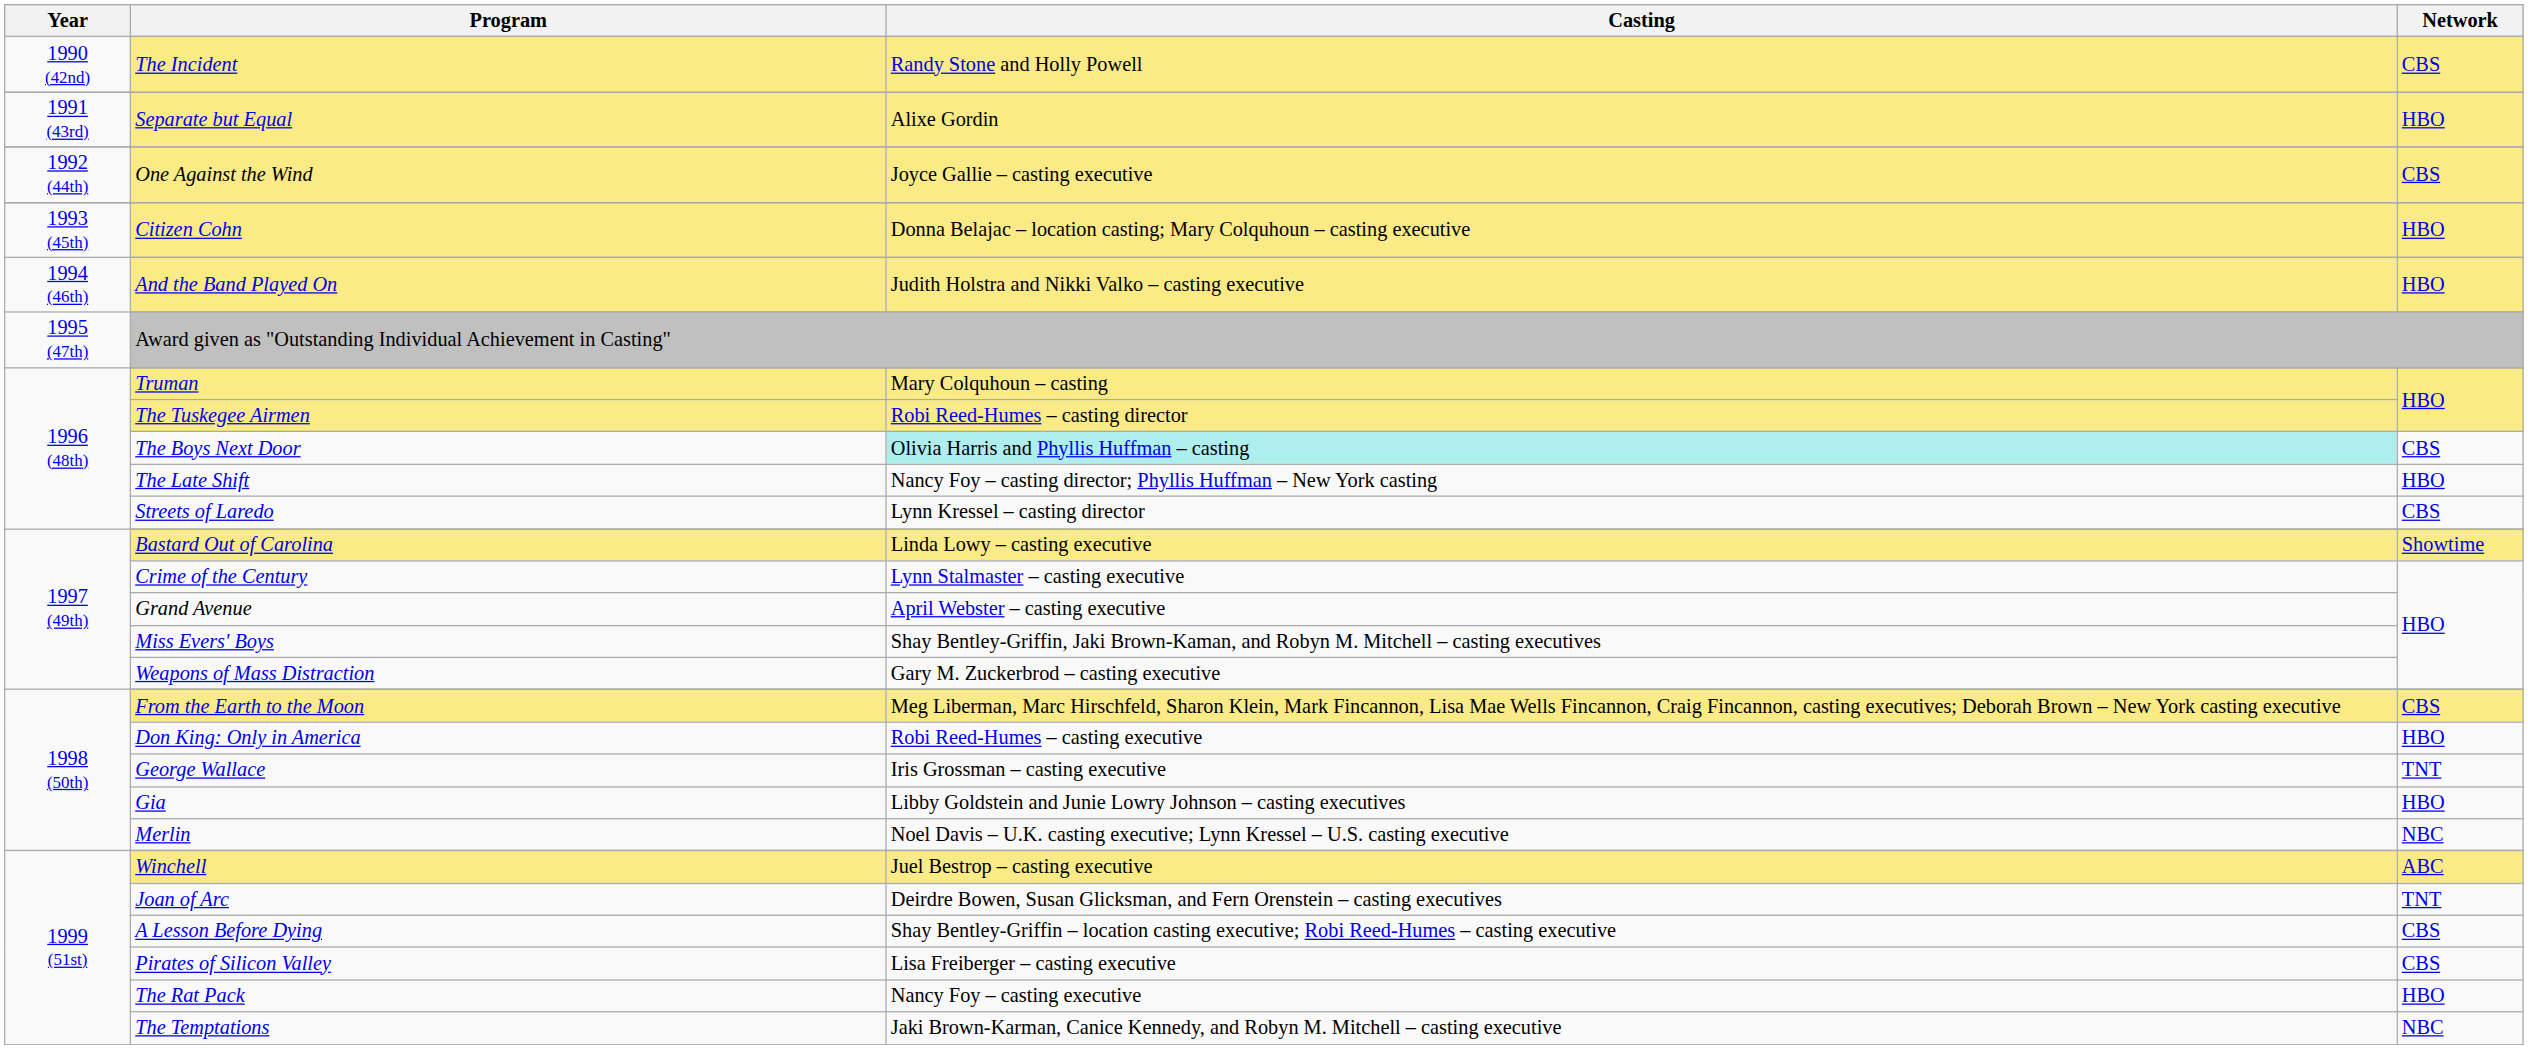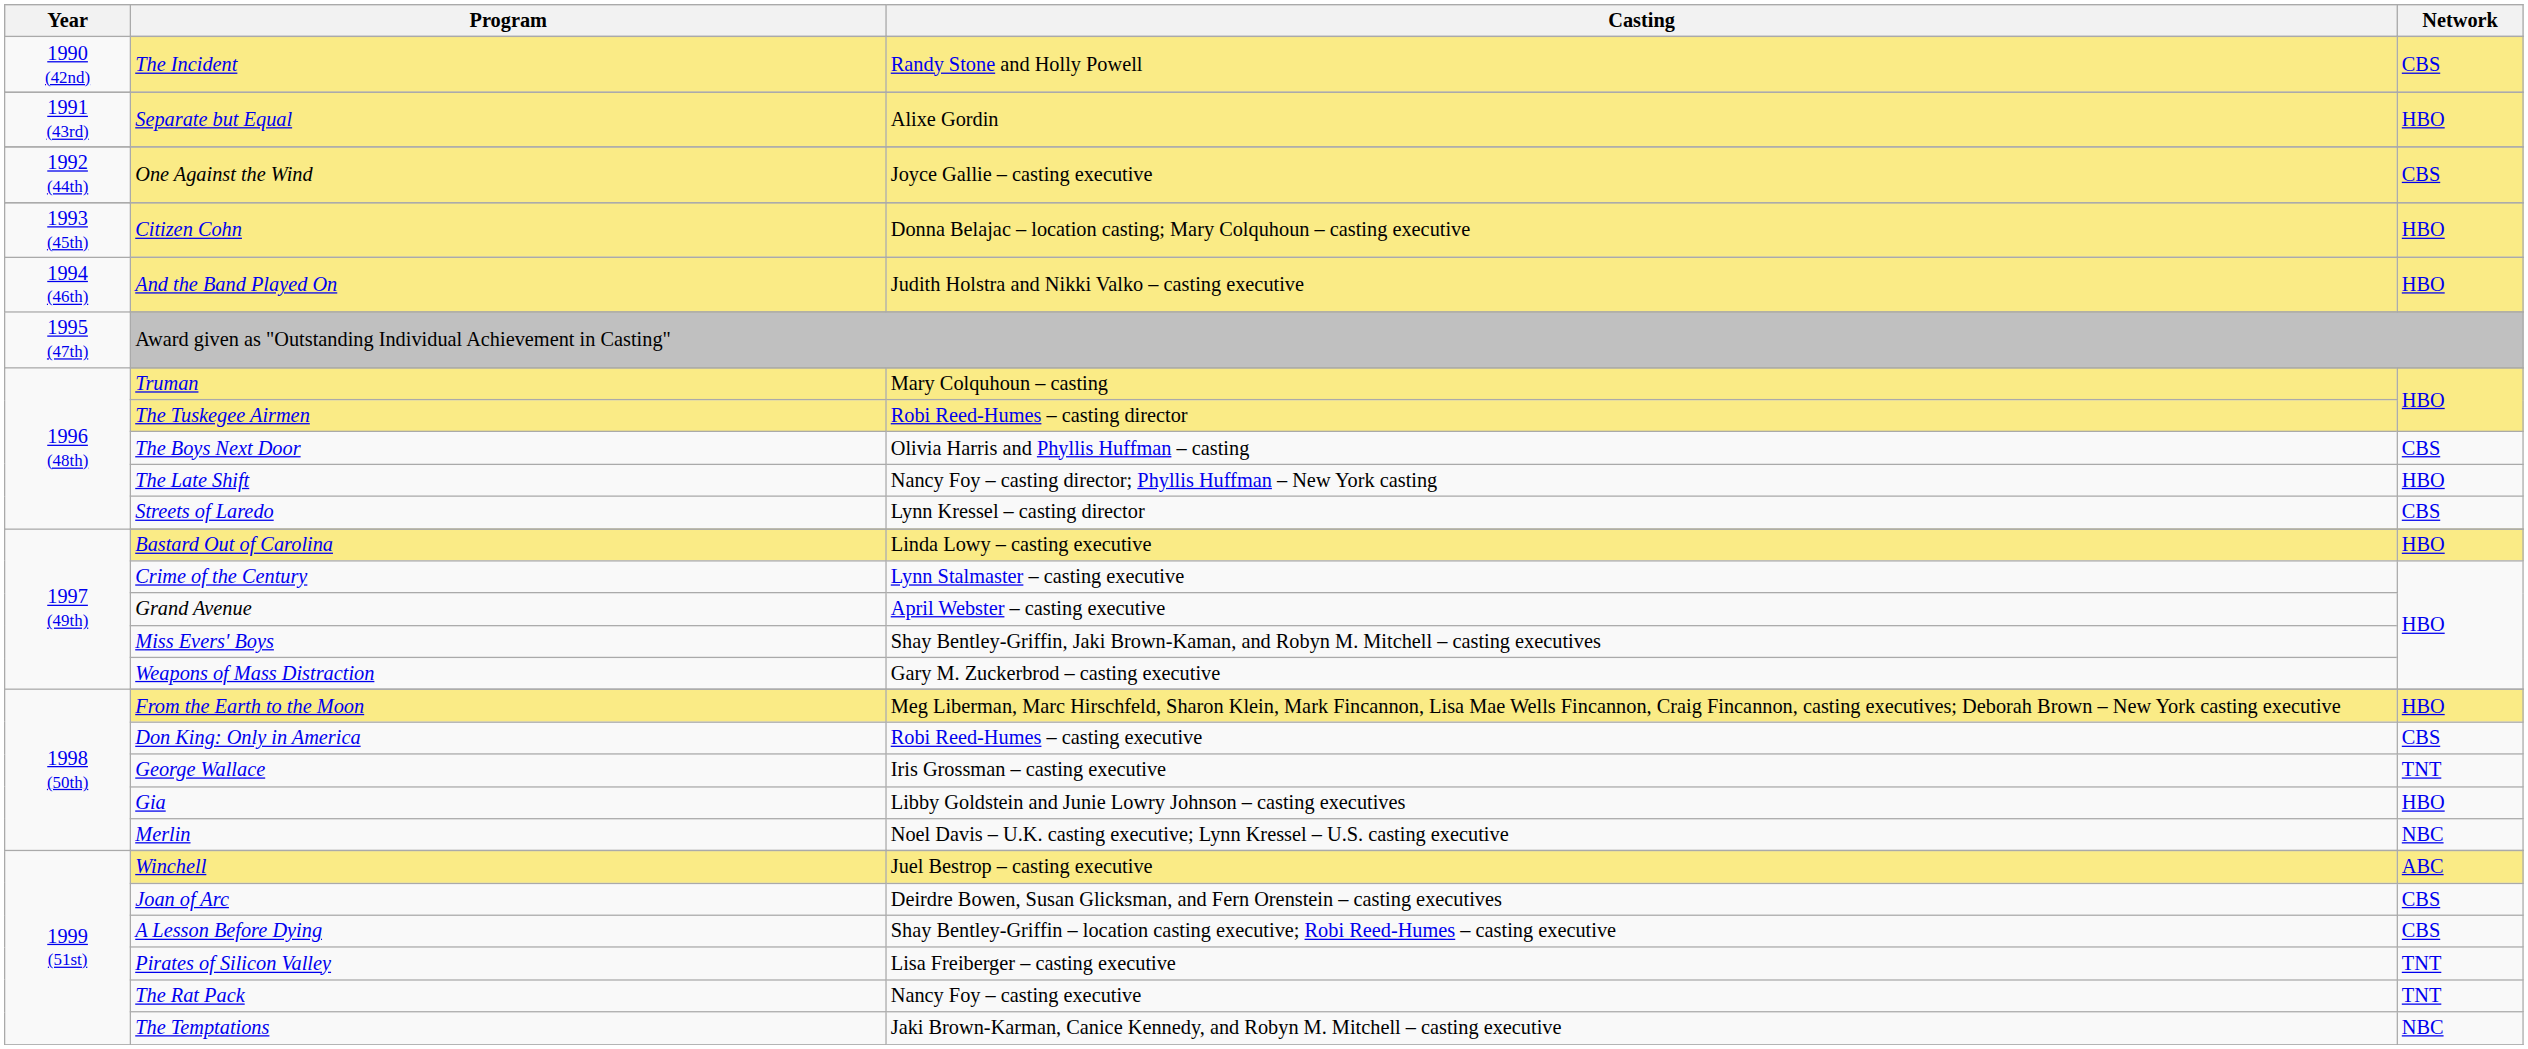(1070, 447) paleturquoise background -> (1070, 447) no background
(2443, 544) Showtime -> (2423, 544) HBO
(2421, 705) CBS -> (2423, 705) HBO
(2423, 737) HBO -> (2421, 737) CBS
(2422, 898) TNT -> (2421, 898) CBS
(2421, 963) CBS -> (2422, 963) TNT
(2423, 995) HBO -> (2422, 995) TNT
